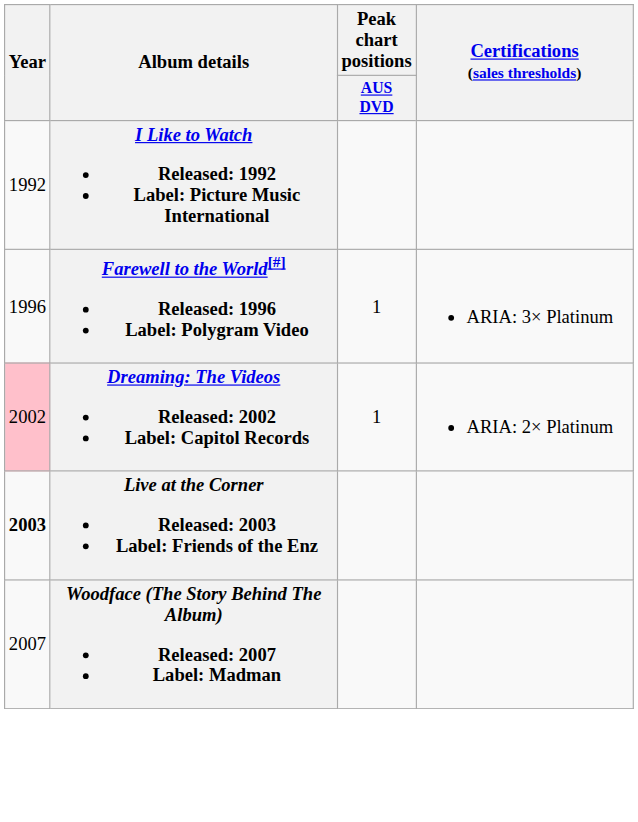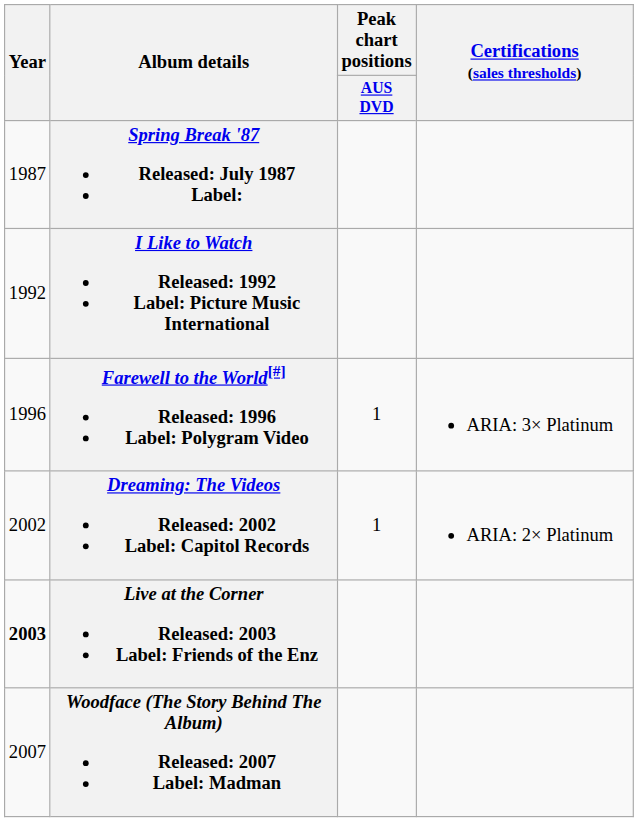+ row: (194, 165)
(27, 416) pink background -> (27, 525) no background
